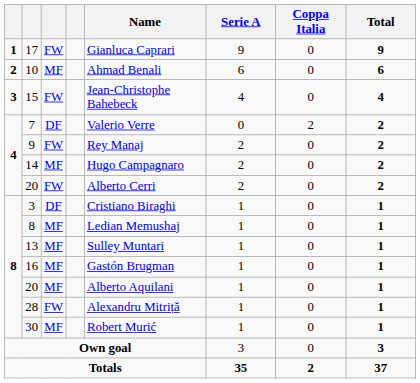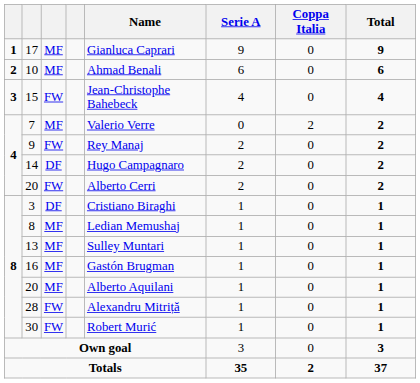(54, 49) FW -> (54, 49) MF
(54, 124) DF -> (54, 124) MF
(54, 165) MF -> (54, 165) DF
(54, 327) MF -> (54, 327) FW
